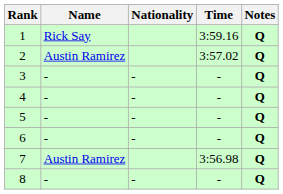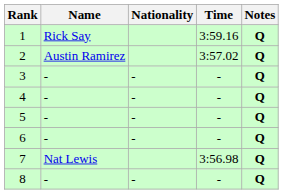(84, 158) Austin Ramirez -> (70, 158) Nat Lewis
